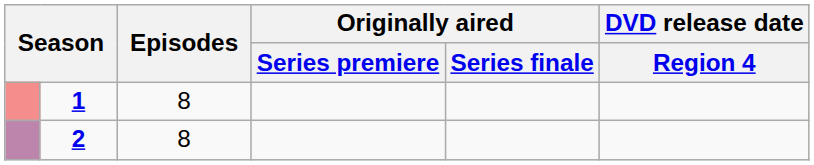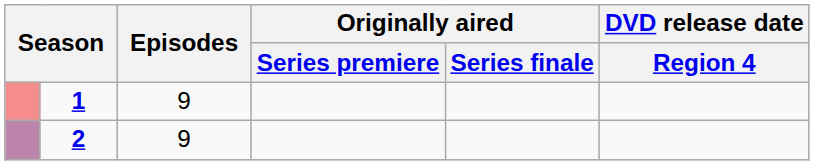(184, 100) 8 -> (184, 100) 9
(184, 139) 8 -> (184, 139) 9
